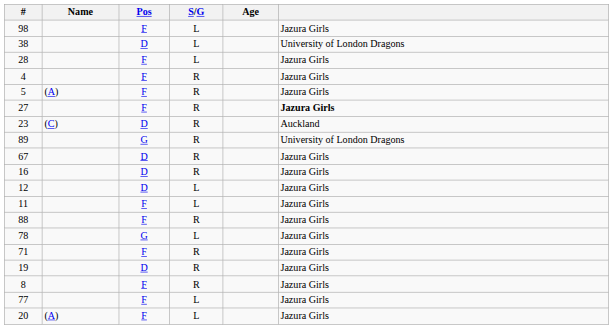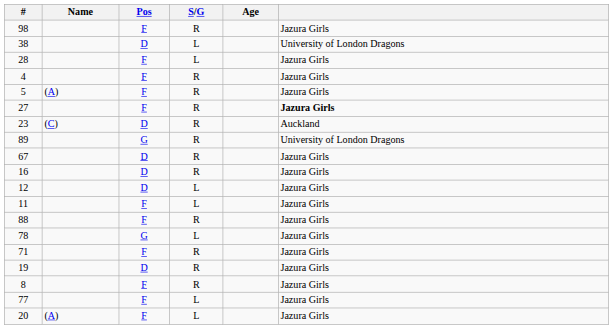(196, 28) L -> (196, 28) R
